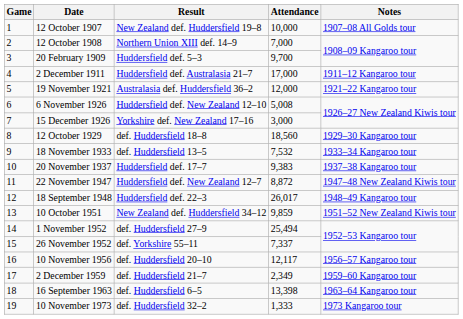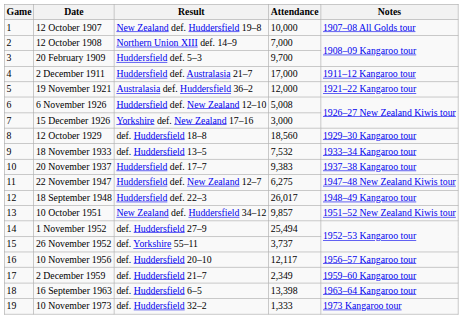(282, 182) 8,872 -> (282, 182) 6,275
(282, 213) 9,859 -> (282, 213) 9,857
(282, 244) 7,337 -> (282, 244) 3,737
